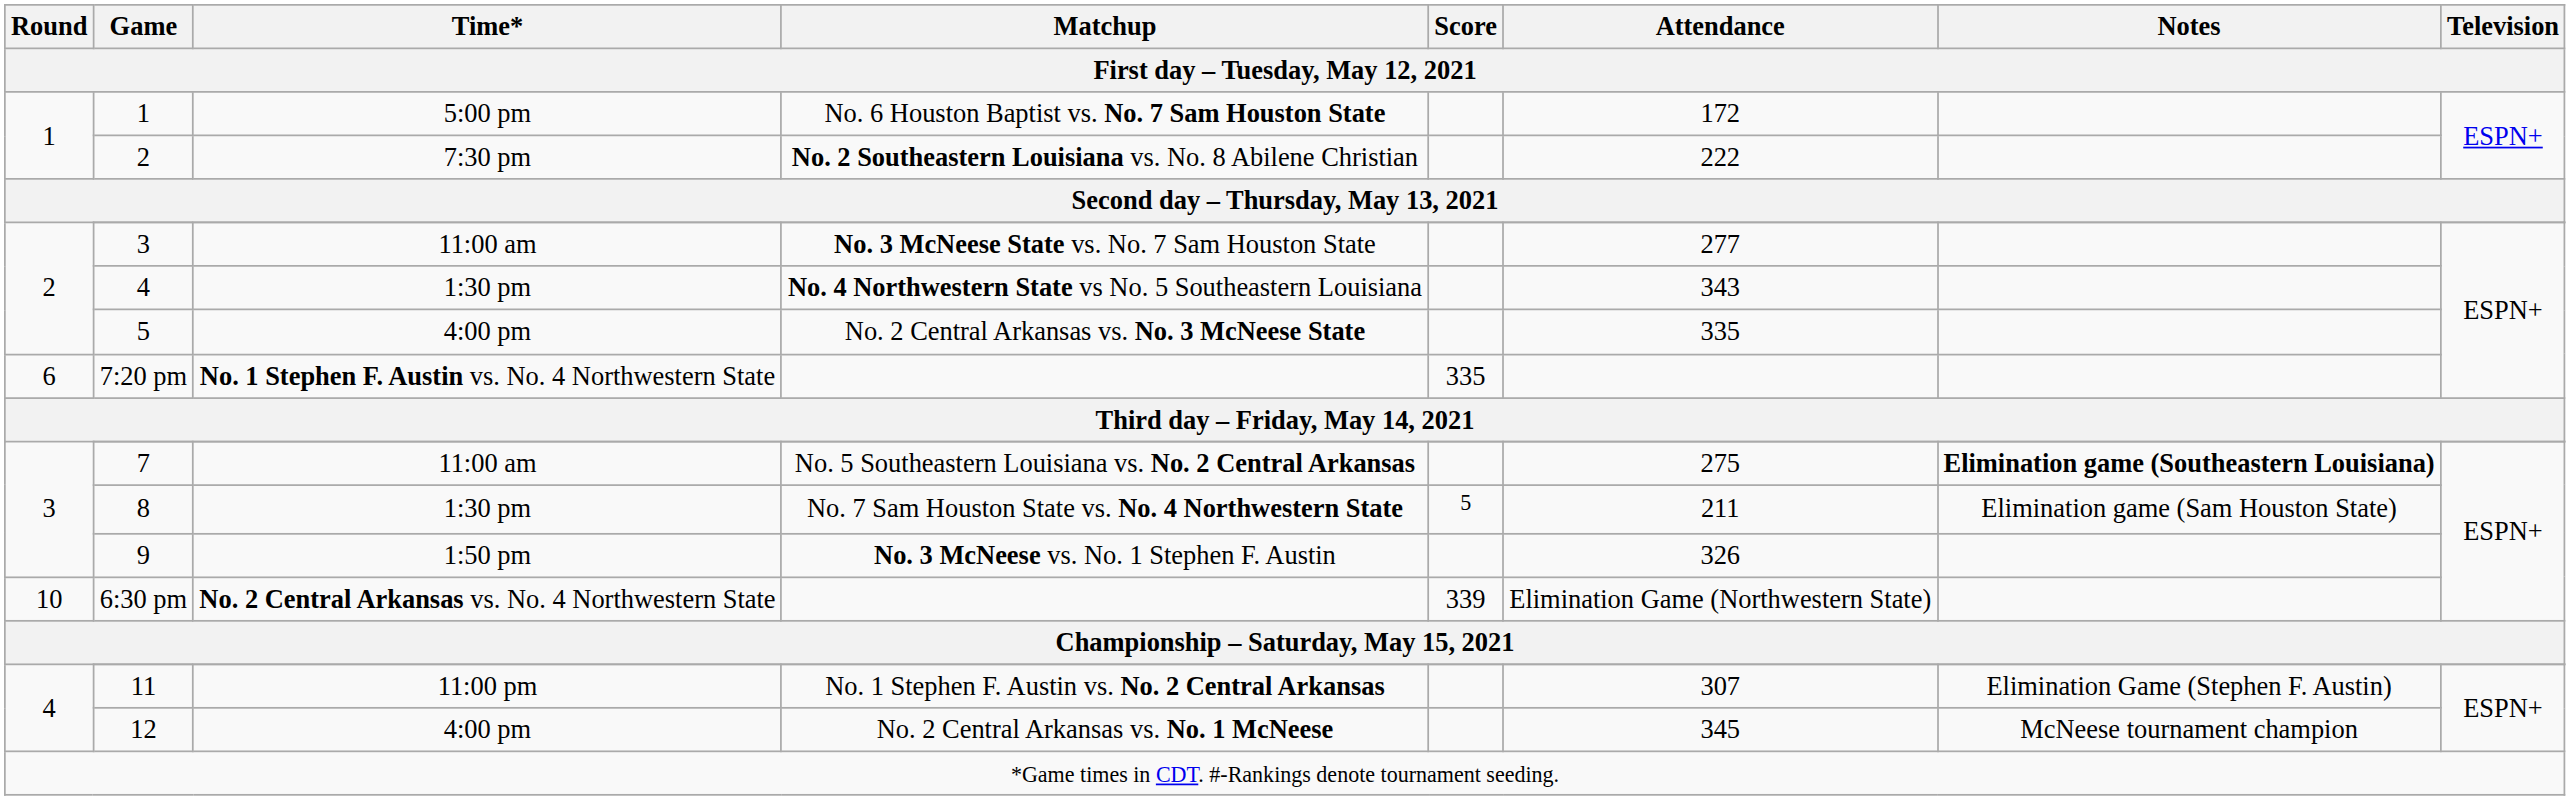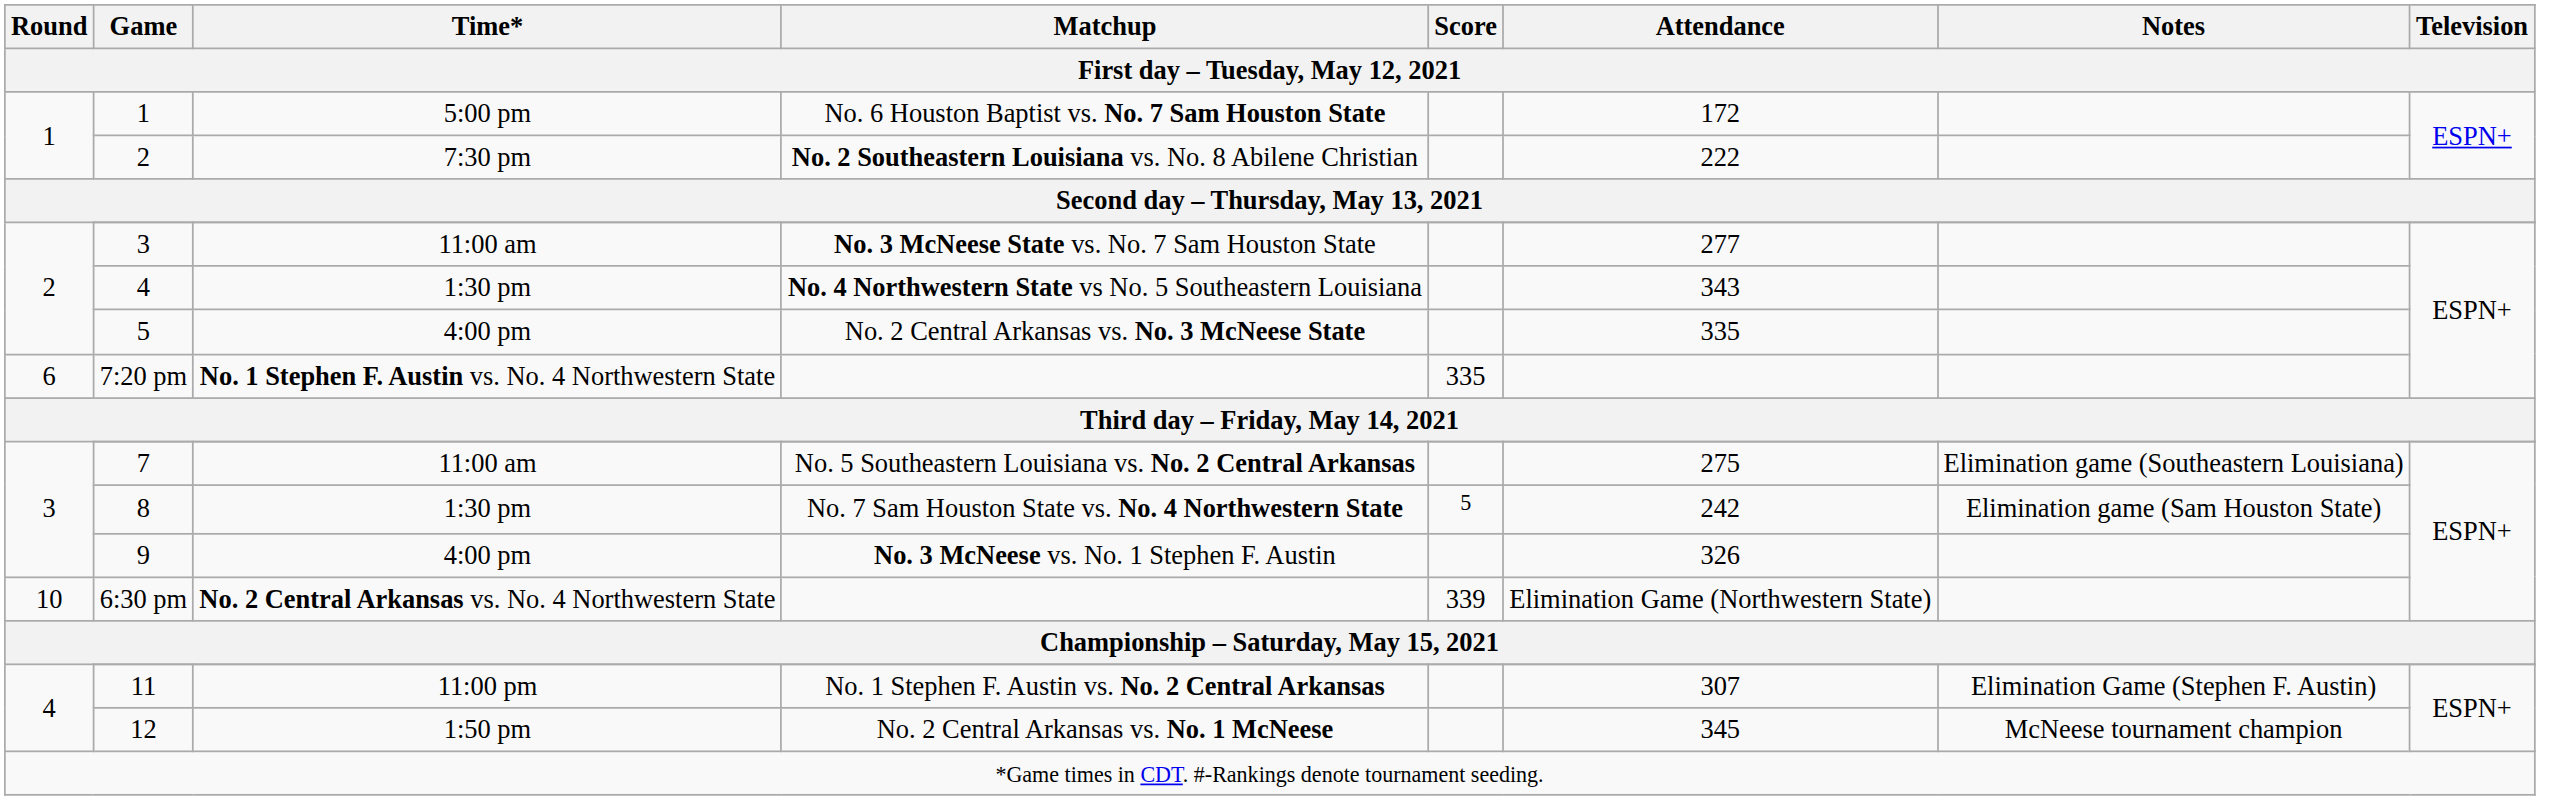(2189, 462) bold -> (2174, 462) normal
(1720, 508) 211 -> (1720, 508) 242
(487, 555) 1:50 pm -> (487, 555) 4:00 pm
(487, 729) 4:00 pm -> (487, 729) 1:50 pm
